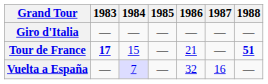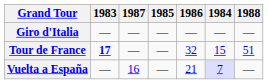columns swapped: (134, 13) <-> (220, 13)
(191, 50) 21 -> (191, 50) 32
(249, 50) bold -> (249, 50) normal
(191, 69) 32 -> (191, 69) 21
